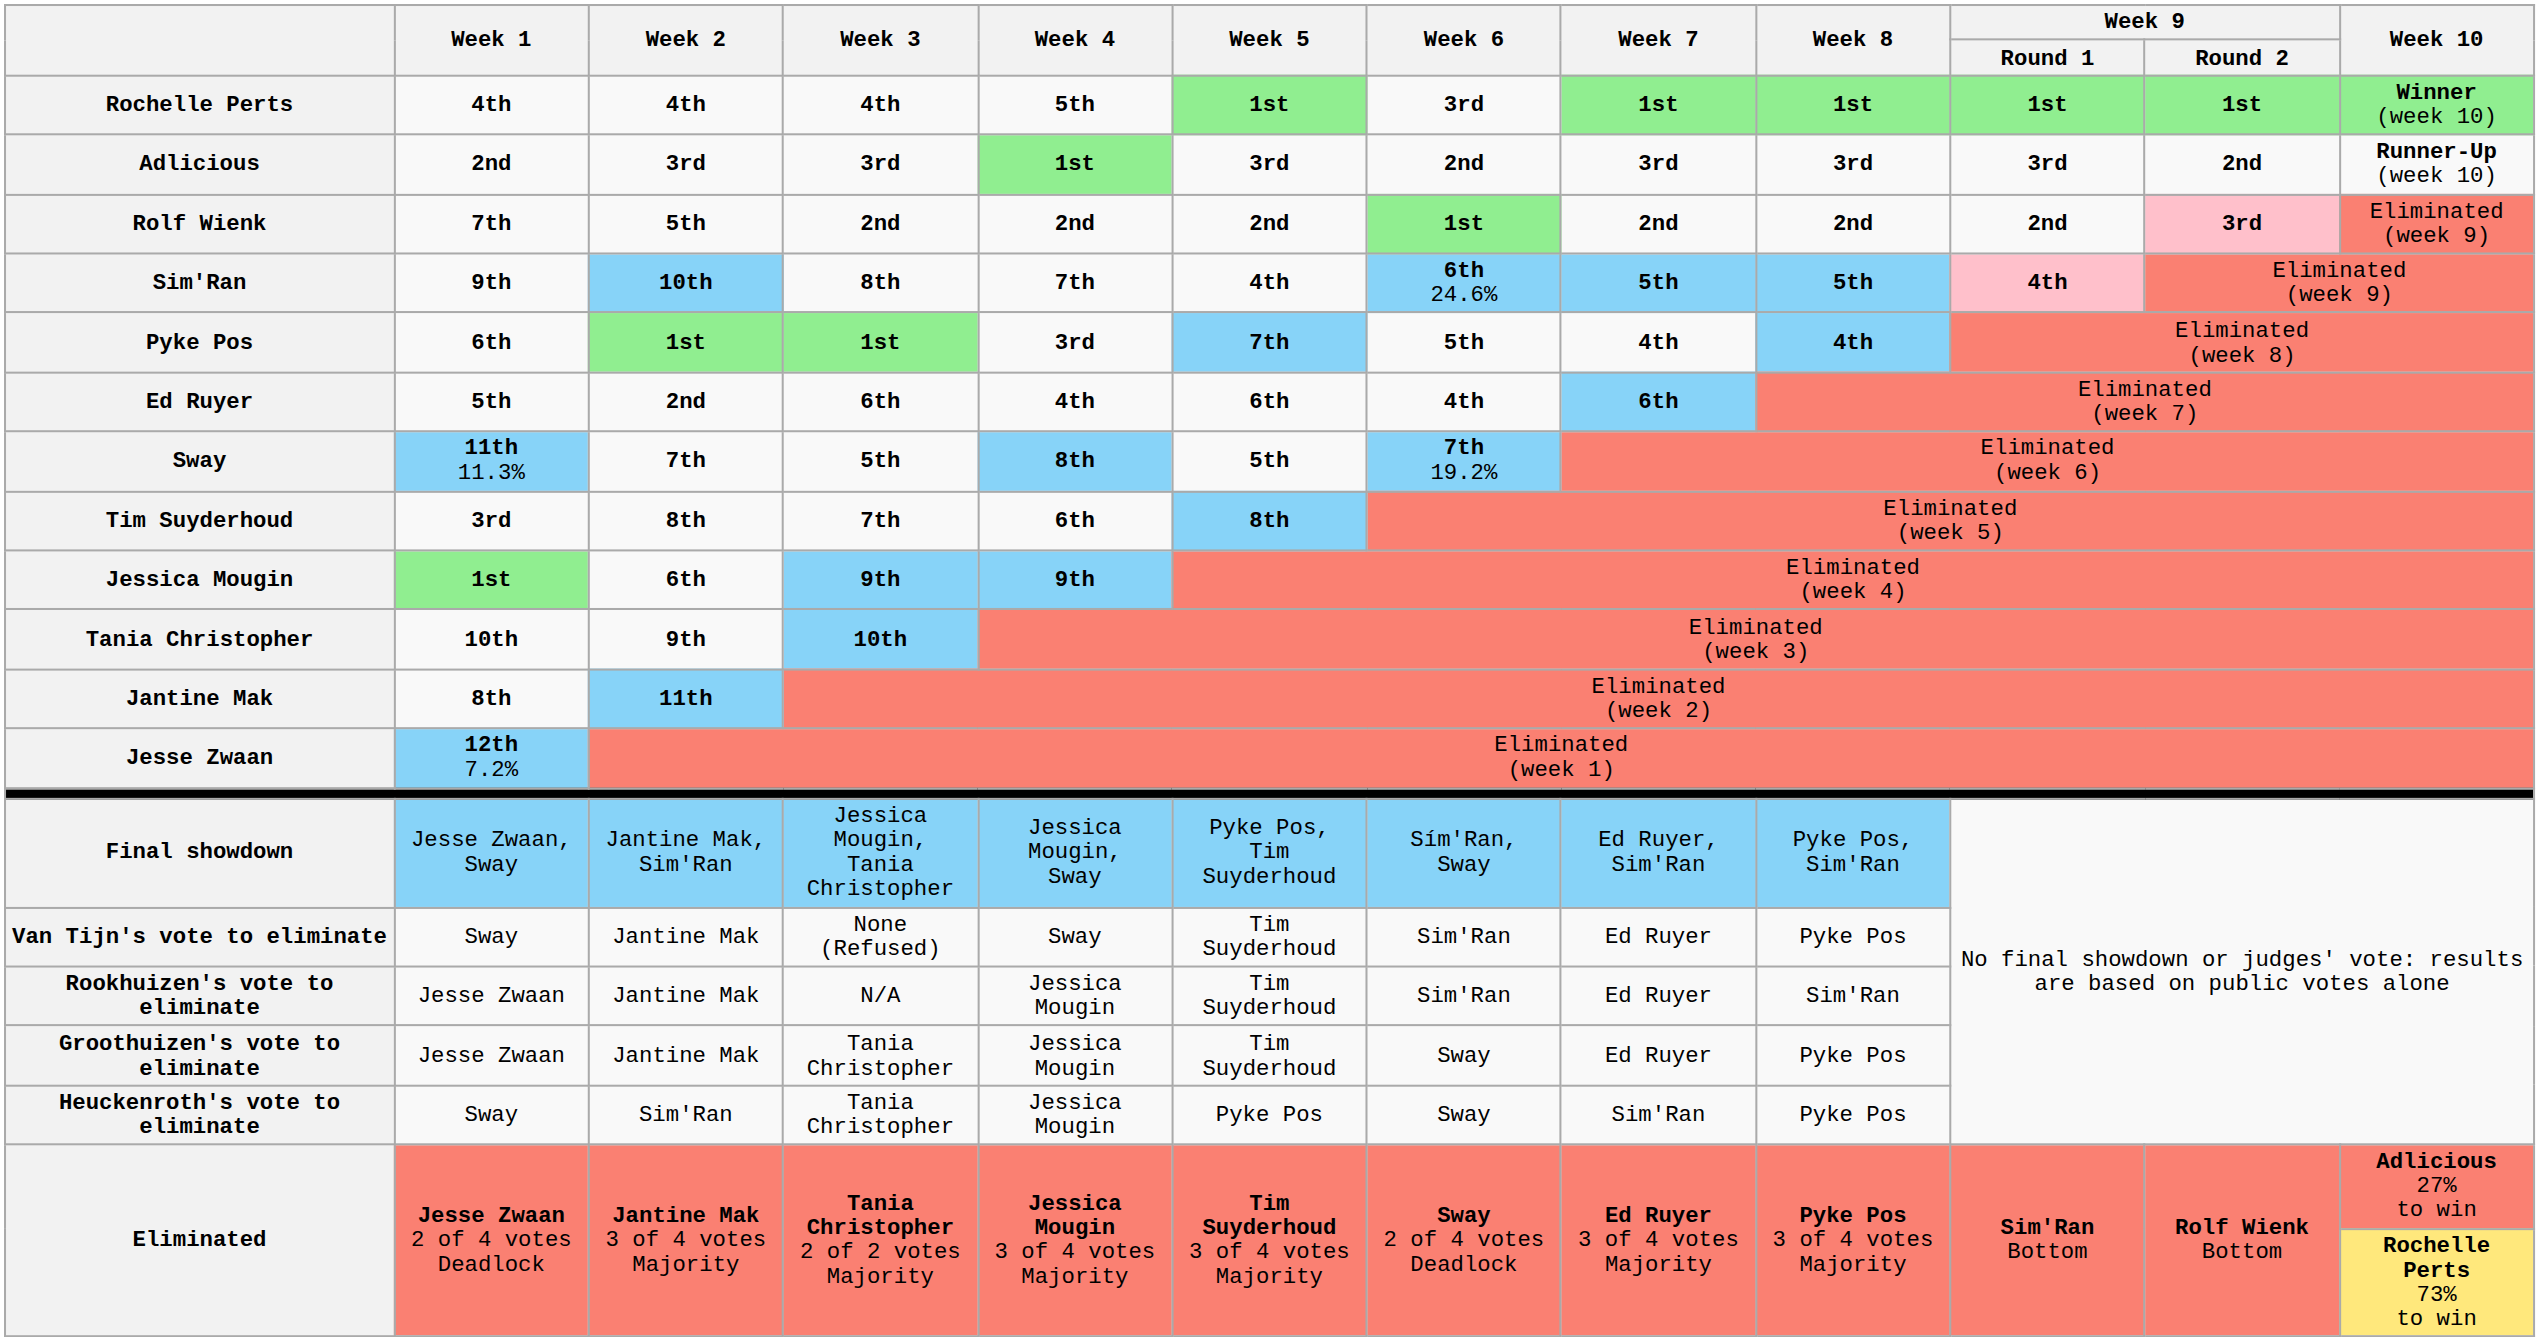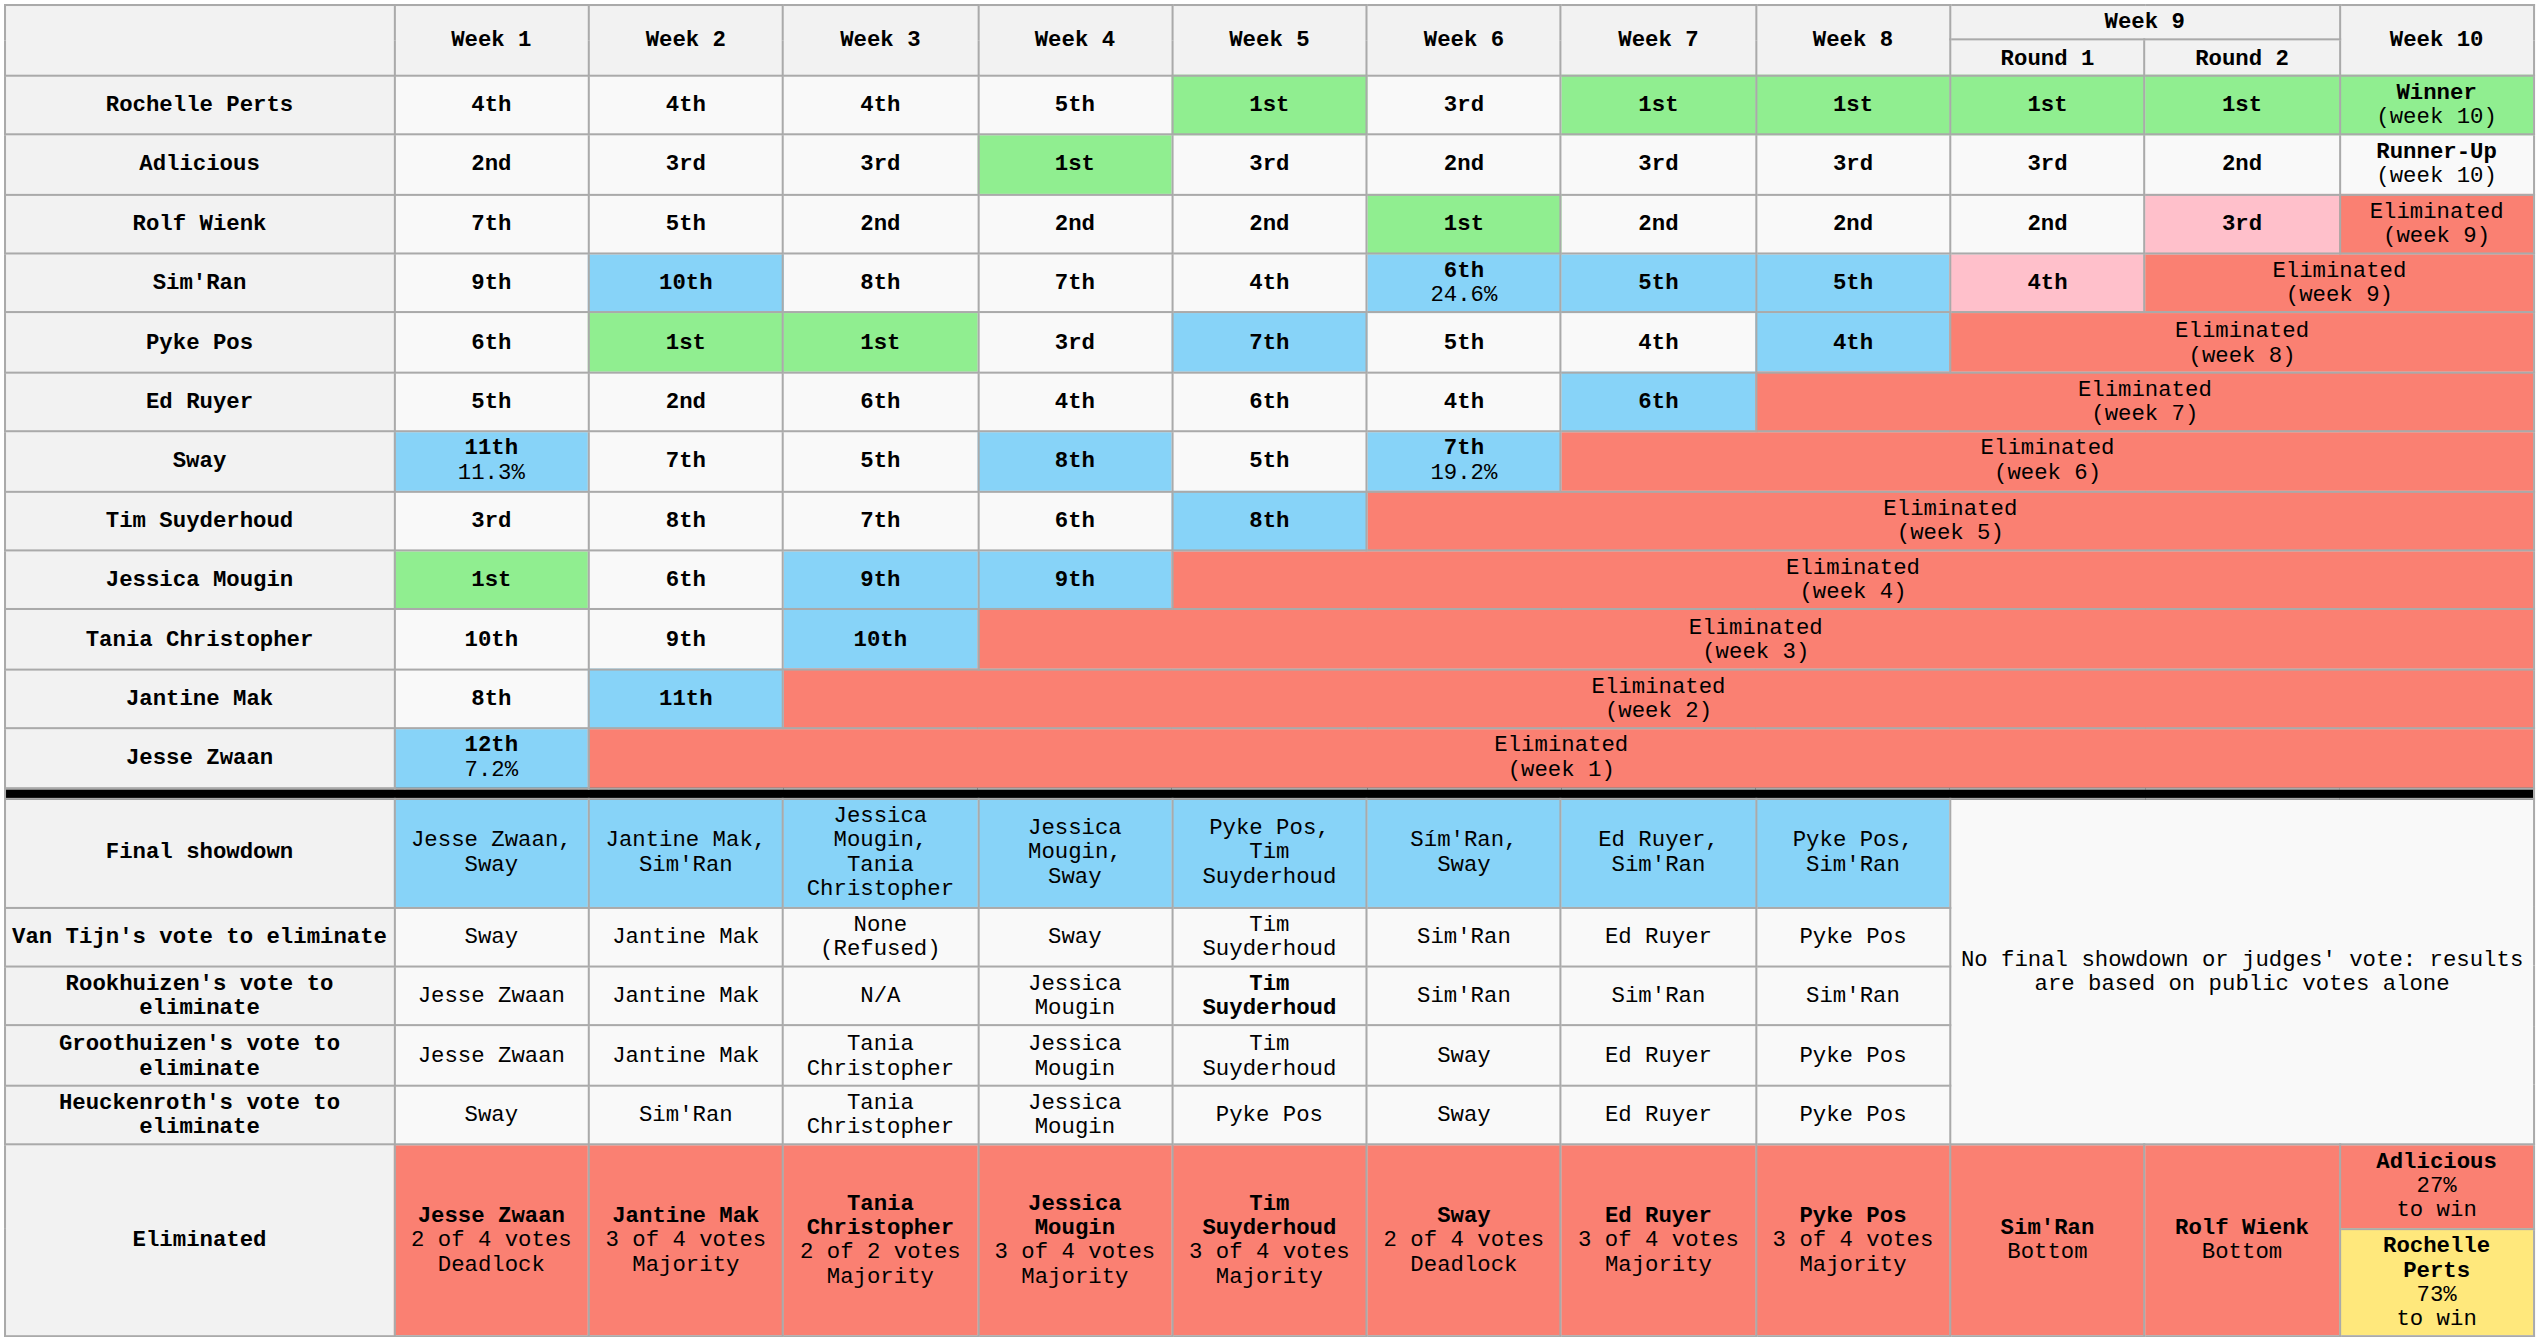(1269, 996) normal -> (1269, 996) bold
(1658, 996) Ed Ruyer -> (1658, 996) Sim'Ran
(1658, 1115) Sim'Ran -> (1658, 1115) Ed Ruyer
